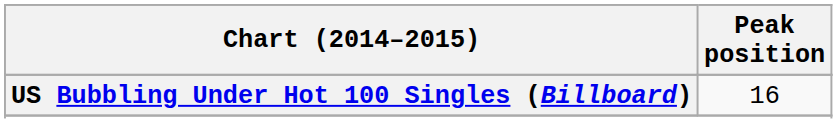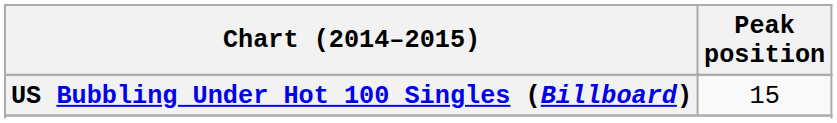(765, 96) 16 -> (765, 96) 15
